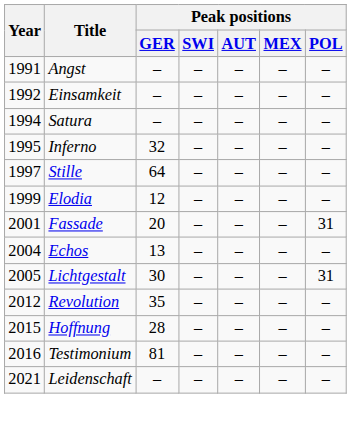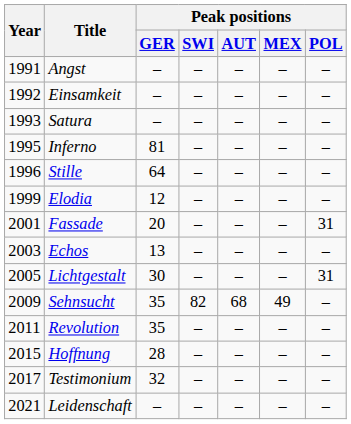(25, 120) 1994 -> (25, 120) 1993
(157, 146) 32 -> (157, 146) 81
(25, 172) 1997 -> (25, 172) 1996
(25, 250) 2004 -> (25, 250) 2003
+ row: (82, 302)
(25, 302) 2012 -> (24, 328) 2011
(25, 353) 2016 -> (25, 379) 2017
(157, 353) 81 -> (157, 379) 32
